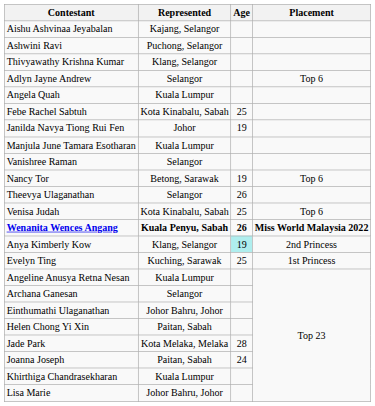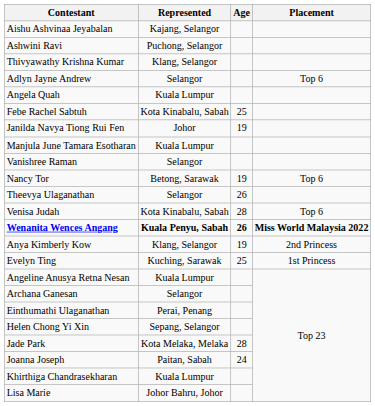(242, 211) 25 -> (242, 211) 28
(242, 244) paleturquoise background -> (242, 244) no background
(185, 310) Johor Bahru, Johor -> (185, 310) Perai, Penang
(185, 327) Paitan, Sabah -> (185, 327) Sepang, Selangor
